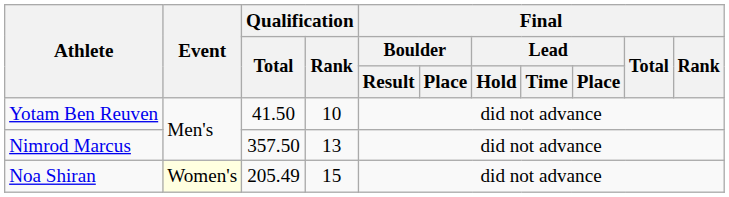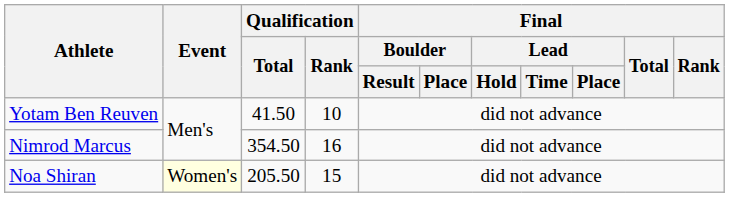(273, 145) 357.50 -> (273, 145) 354.50
(332, 145) 13 -> (332, 145) 16
(273, 176) 205.49 -> (273, 176) 205.50
